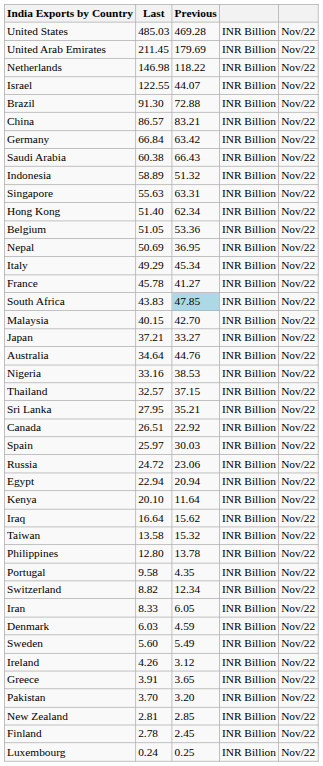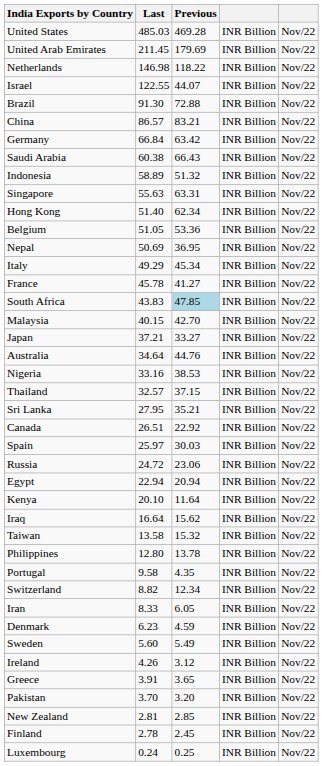(148, 626) 6.03 -> (148, 626) 6.23
